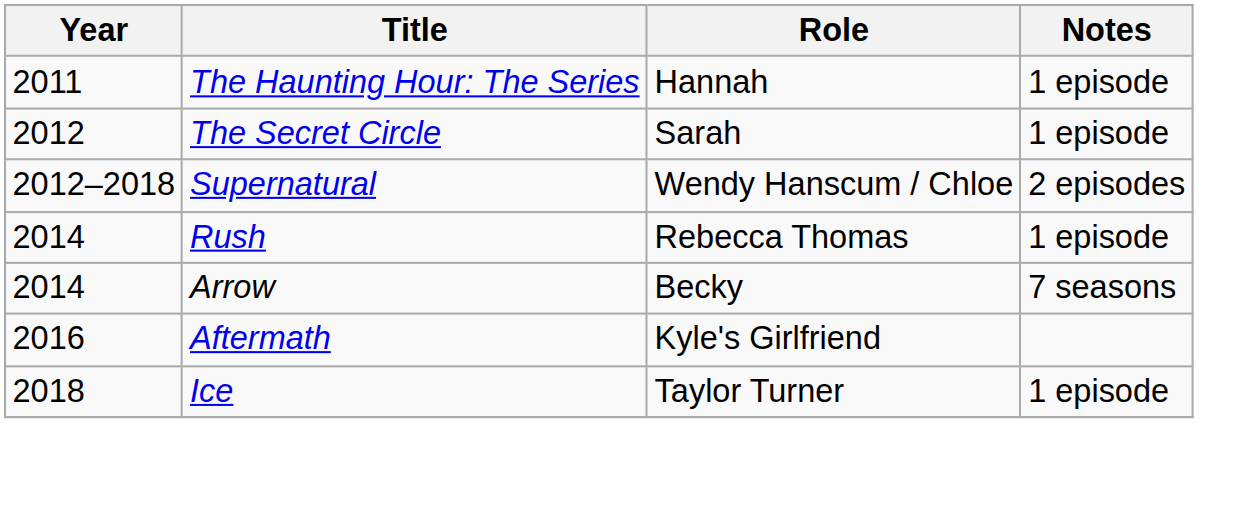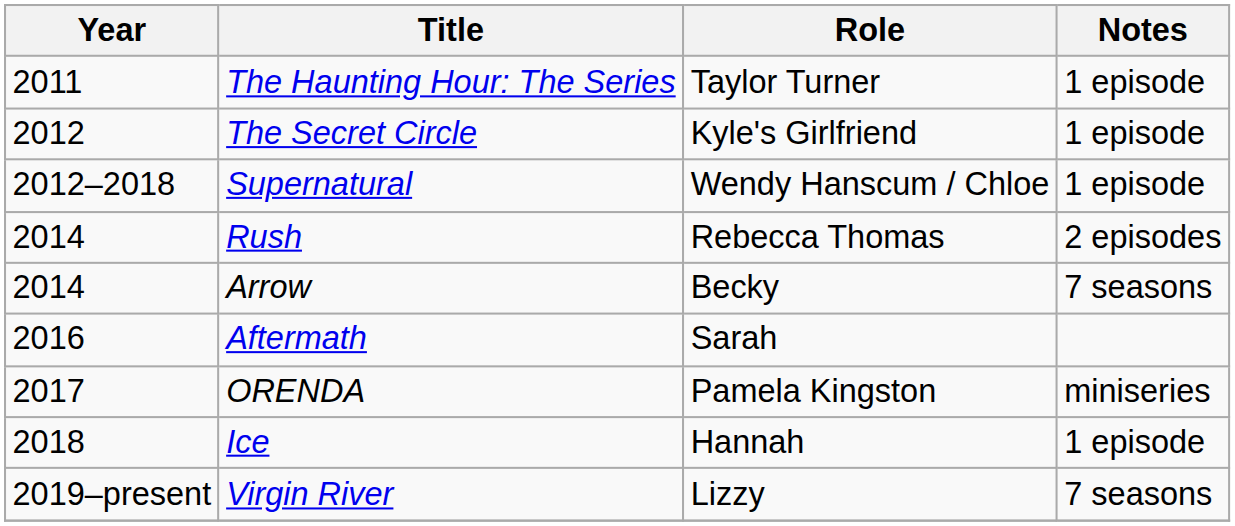(711, 81) Hannah -> (785, 81) Taylor Turner
(698, 133) Sarah -> (804, 133) Kyle's Girlfriend
(1107, 184) 2 episodes -> (1135, 184) 1 episode
(1099, 236) 1 episode -> (1143, 236) 2 episodes
(768, 339) Kyle's Girlfriend -> (734, 339) Sarah
+ row: (296, 390)
(749, 390) Taylor Turner -> (748, 442) Hannah
+ row: (310, 493)
